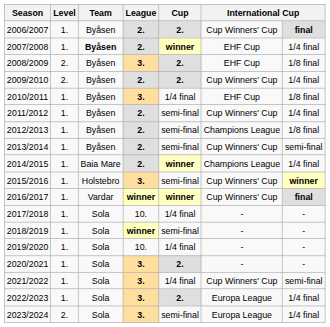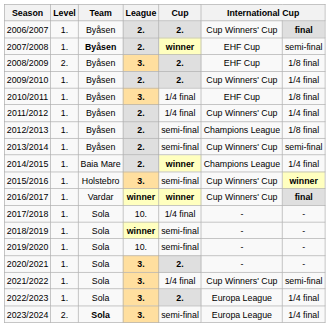(304, 47) 1/4 final -> (304, 47) semi-final
(64, 80) 2. -> (64, 80) 1.
(180, 114) semi-final -> (180, 114) 1/4 final
(180, 247) 1/4 final -> (180, 247) semi-final
(101, 314) normal -> (101, 314) bold
